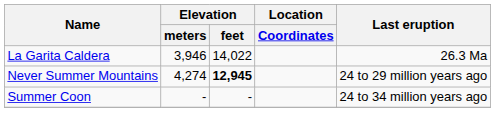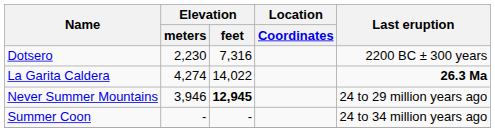+ row: (30, 55)
(190, 55) 3,946 -> (190, 76) 4,274
(464, 55) normal -> (464, 76) bold
(190, 76) 4,274 -> (190, 96) 3,946
